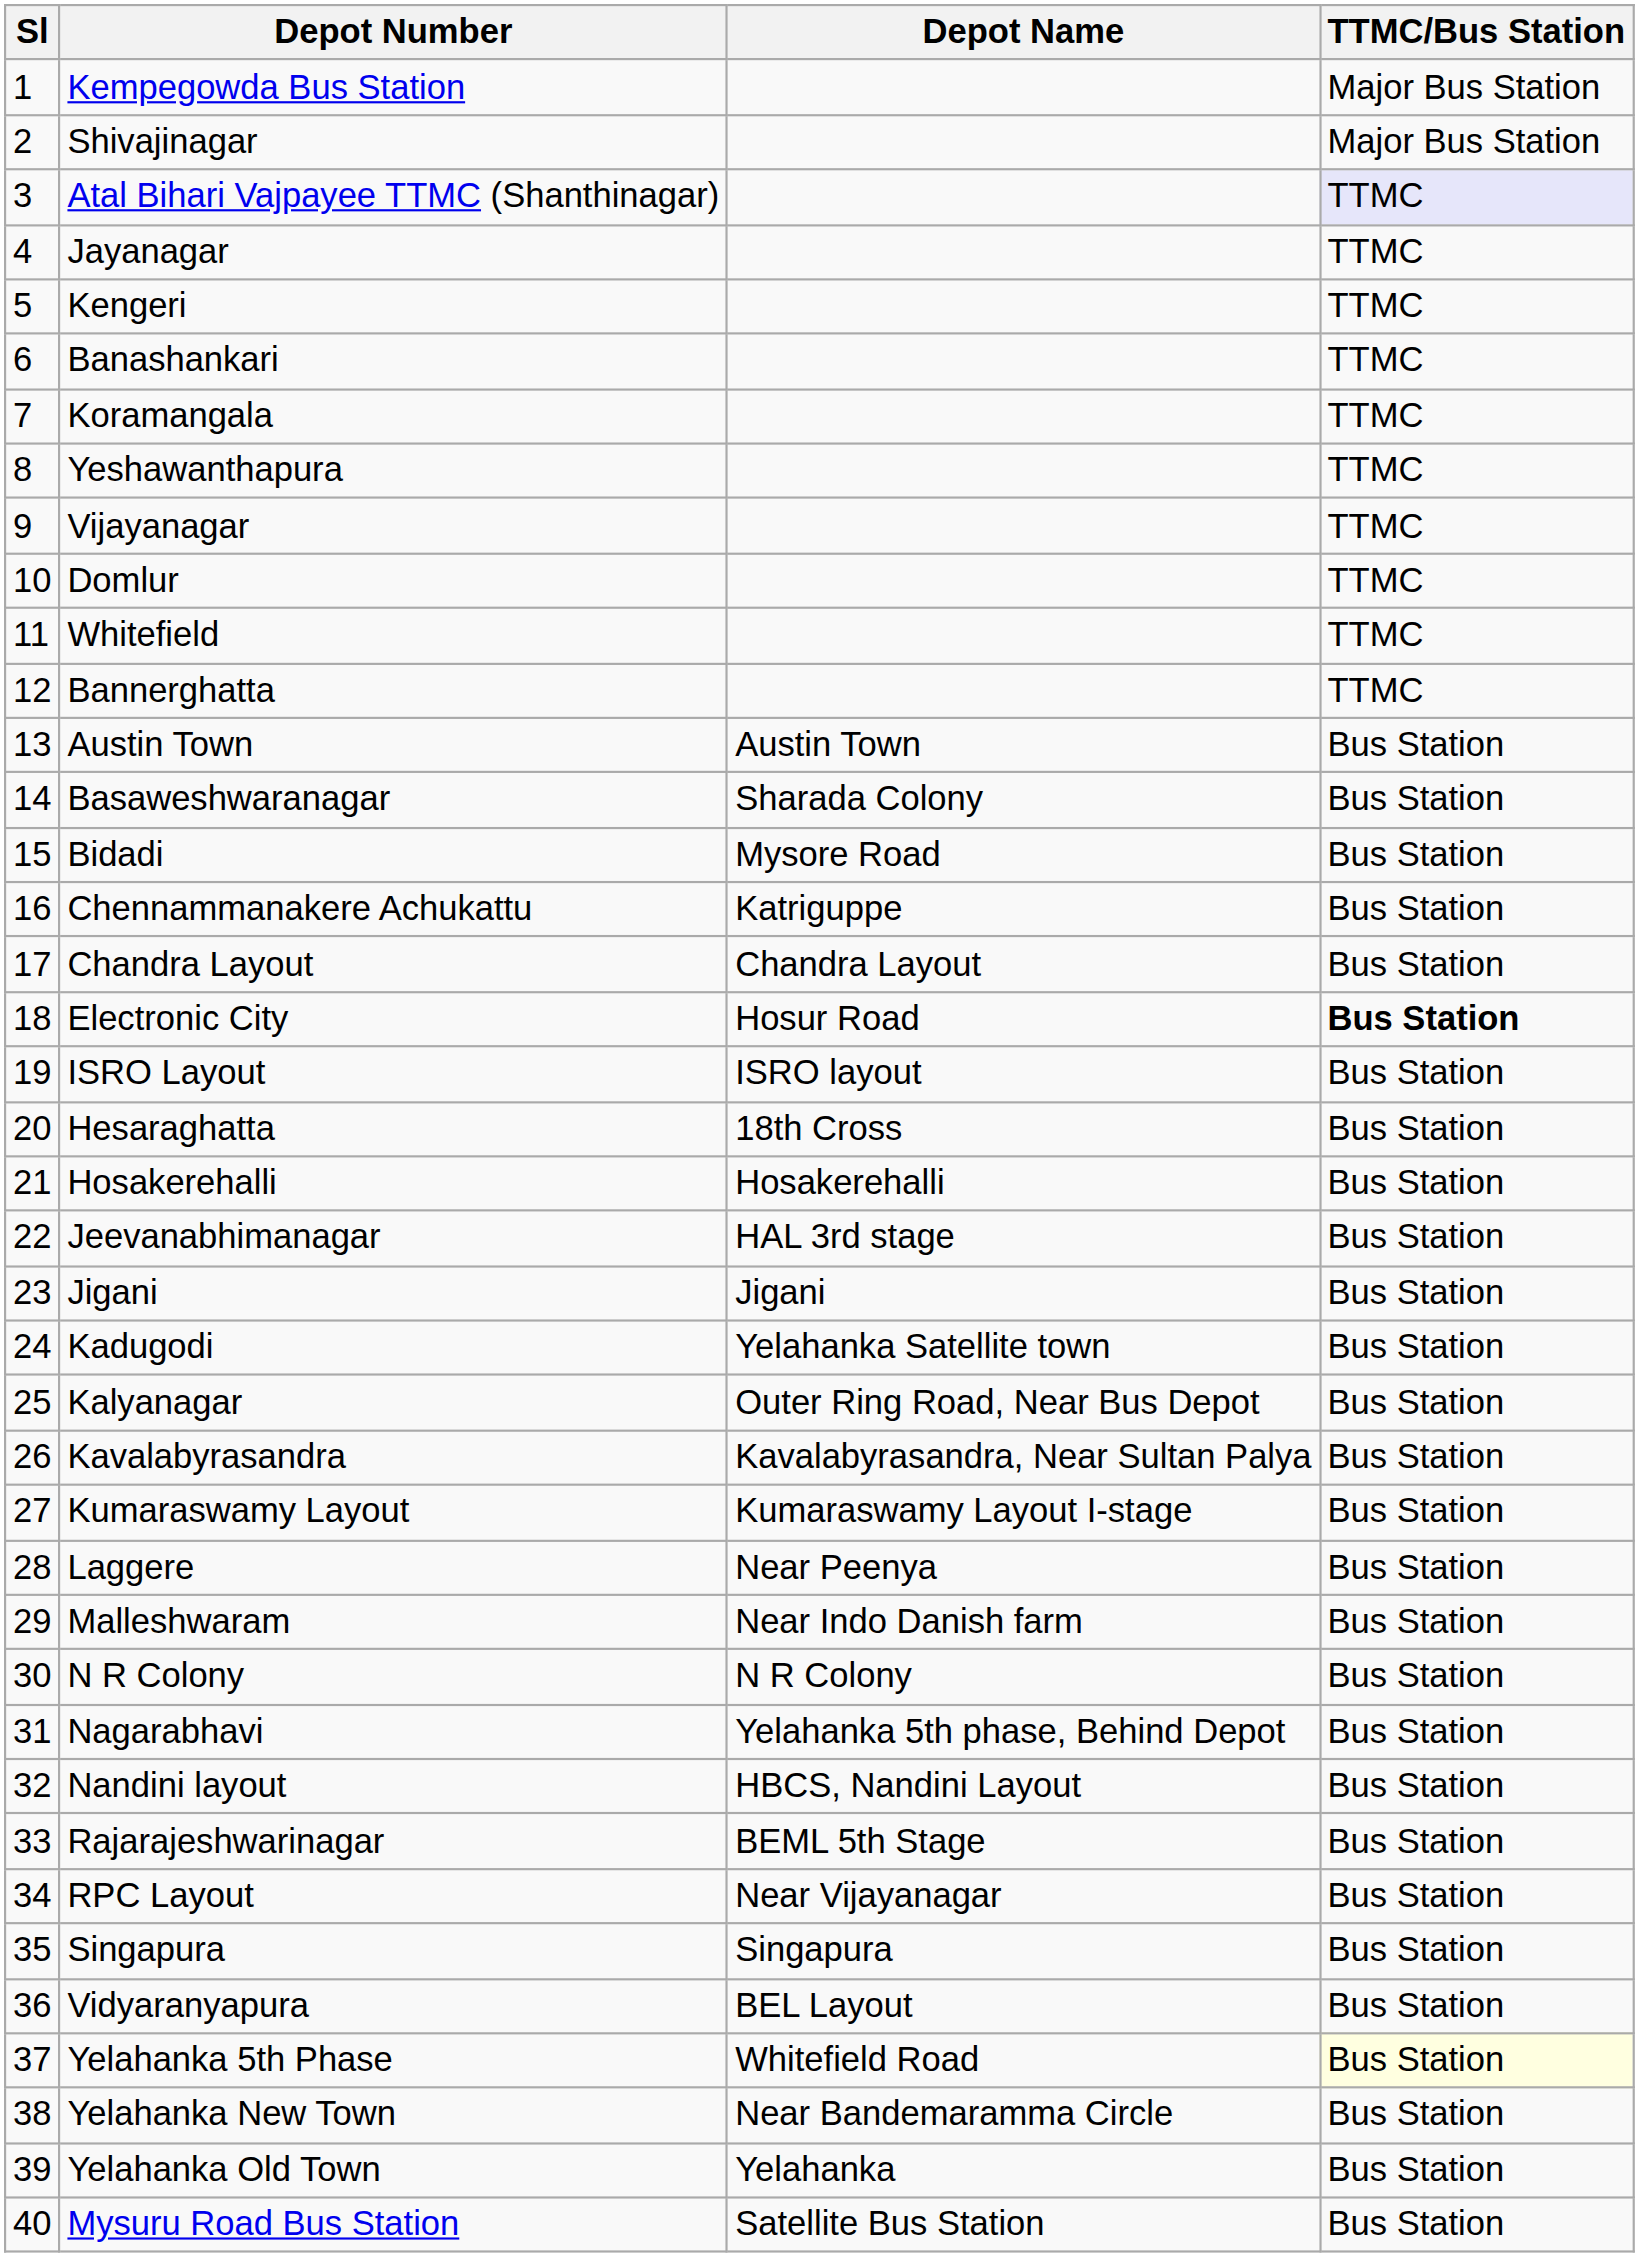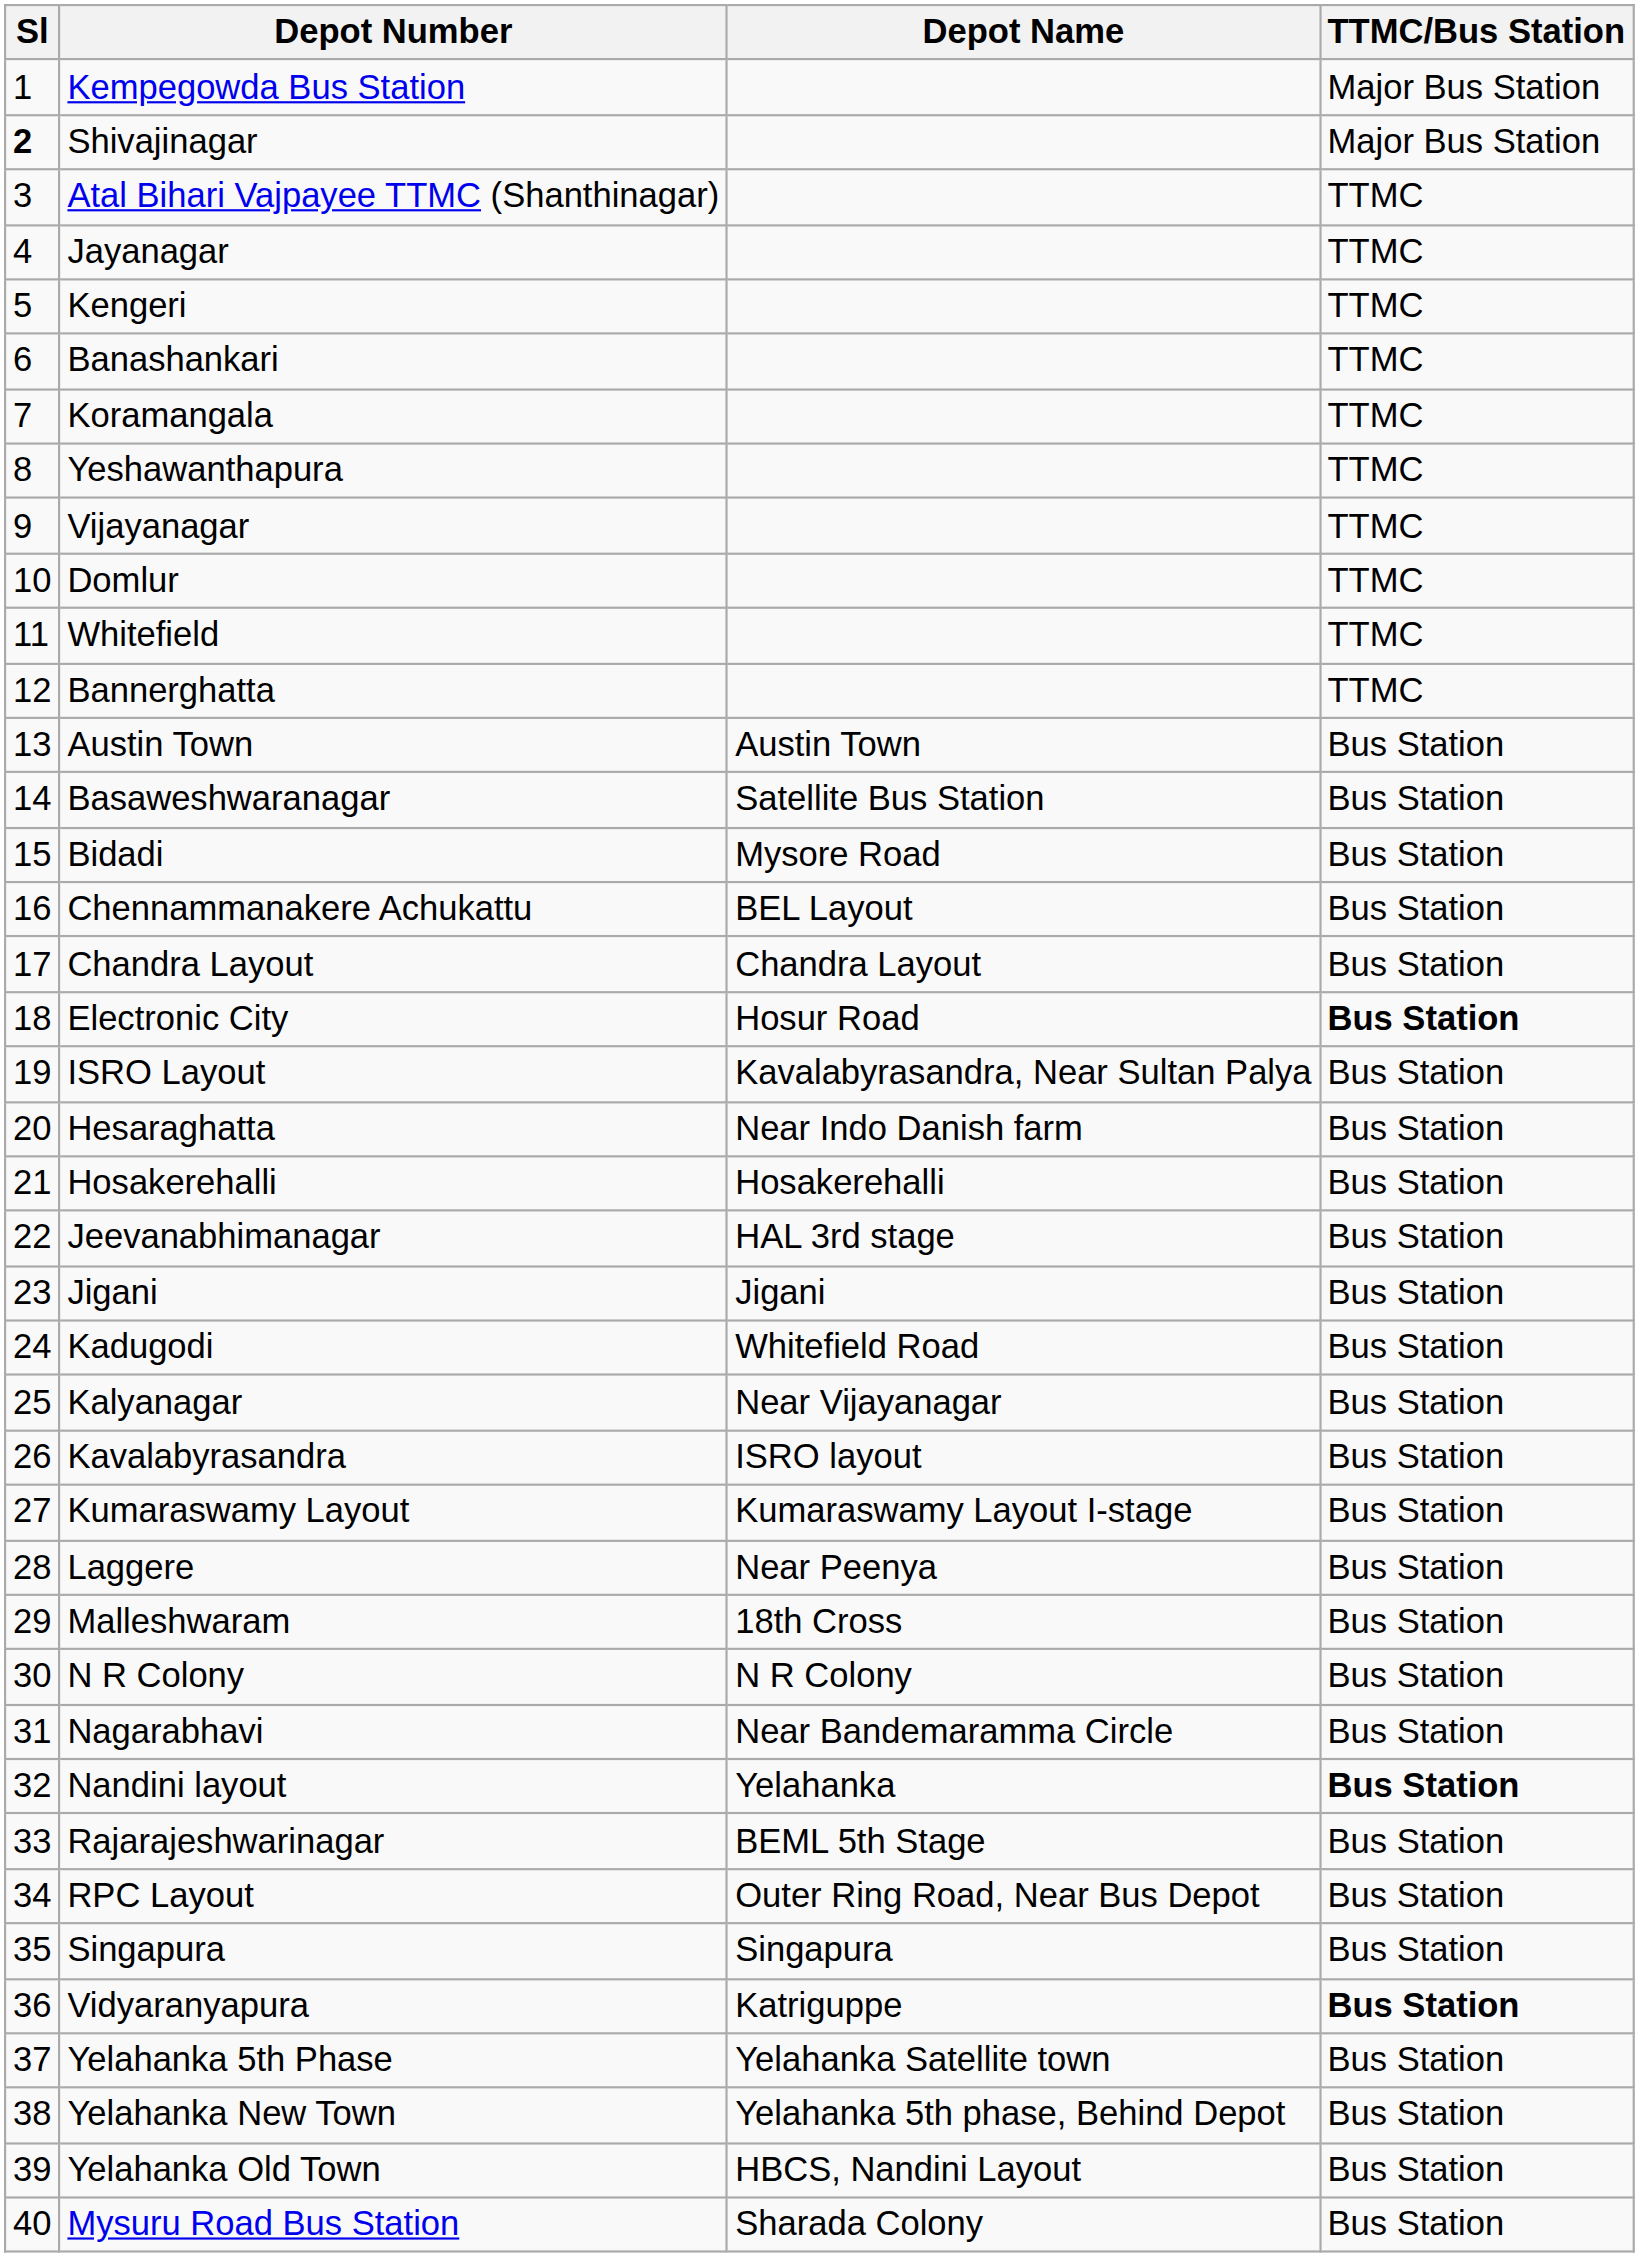(23, 141) normal -> (23, 141) bold
(1375, 196) lavender background -> (1375, 196) no background
(859, 799) Sharada Colony -> (890, 799) Satellite Bus Station
(819, 908) Katriguppe -> (824, 908) BEL Layout
(828, 1073) ISRO layout -> (1023, 1073) Kavalabyrasandra, Near Sultan Palya
(819, 1128) 18th Cross -> (909, 1128) Near Indo Danish farm
(923, 1347) Yelahanka Satellite town -> (857, 1347) Whitefield Road
(997, 1402) Outer Ring Road, Near Bus Depot -> (868, 1402) Near Vijayanagar
(1023, 1456) Kavalabyrasandra, Near Sultan Palya -> (828, 1456) ISRO layout
(909, 1621) Near Indo Danish farm -> (819, 1621) 18th Cross
(1010, 1731) Yelahanka 5th phase, Behind Depot -> (954, 1731) Near Bandemaramma Circle
(908, 1785) HBCS, Nandini Layout -> (815, 1785) Yelahanka
(1416, 1785) normal -> (1423, 1785) bold
(868, 1895) Near Vijayanagar -> (997, 1895) Outer Ring Road, Near Bus Depot
(824, 2005) BEL Layout -> (819, 2005) Katriguppe
(1416, 2005) normal -> (1423, 2005) bold
(857, 2059) Whitefield Road -> (923, 2059) Yelahanka Satellite town
(1416, 2059) lightyellow background -> (1416, 2059) no background
(954, 2114) Near Bandemaramma Circle -> (1010, 2114) Yelahanka 5th phase, Behind Depot
(815, 2169) Yelahanka -> (908, 2169) HBCS, Nandini Layout
(890, 2224) Satellite Bus Station -> (859, 2224) Sharada Colony
